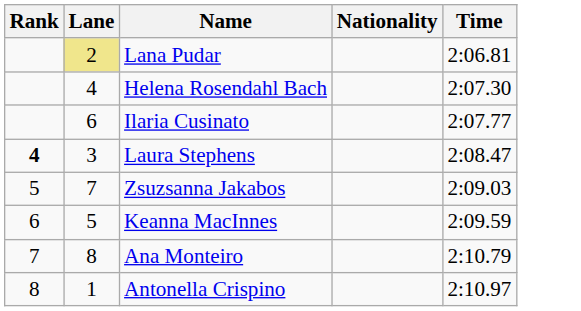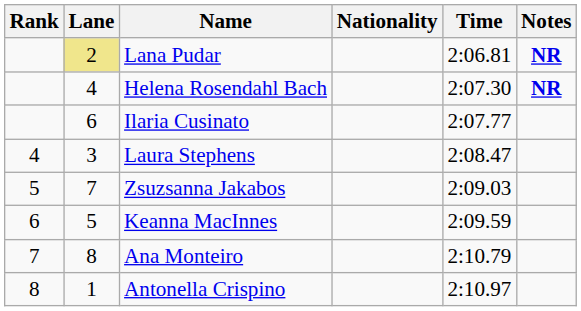+ column: (546, 21)
(34, 155) bold -> (34, 155) normal
